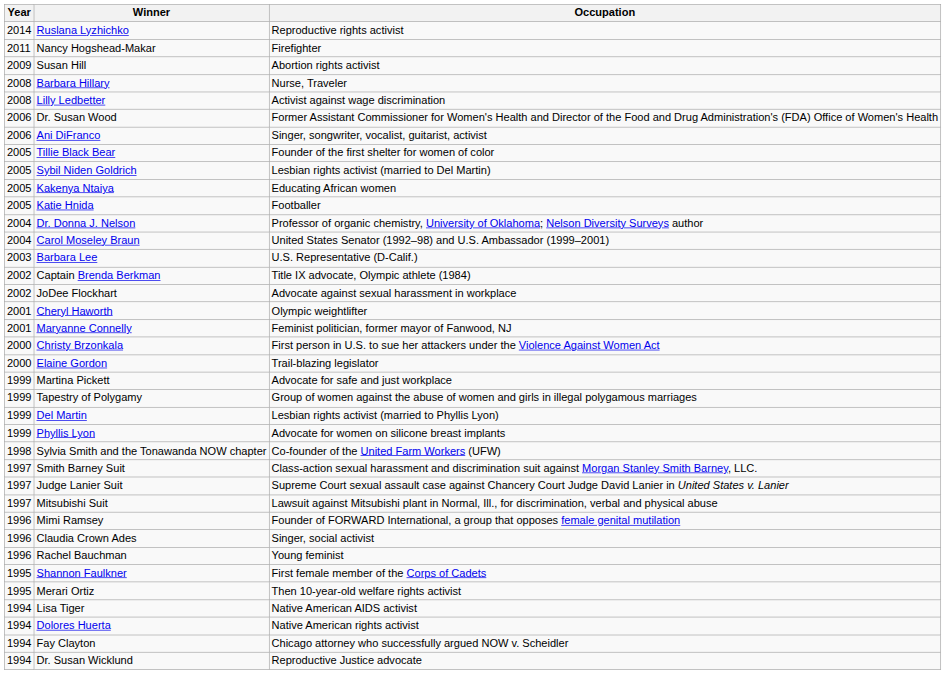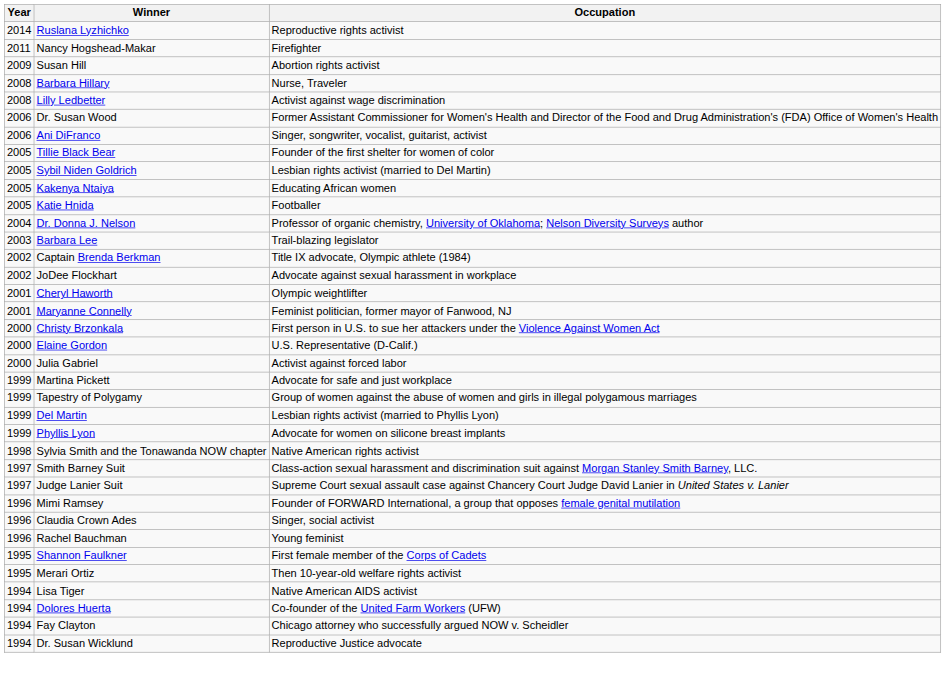- row: (88, 240)
(345, 258) U.S. Representative (D-Calif.) -> (325, 240) Trail-blazing legislator
(325, 363) Trail-blazing legislator -> (345, 345) U.S. Representative (D-Calif.)
+ row: (67, 363)
(386, 450) Co-founder of the United Farm Workers (UFW) -> (345, 450) Native American rights activist
- row: (72, 503)
(345, 626) Native American rights activist -> (386, 608) Co-founder of the United Farm Workers (UFW)
